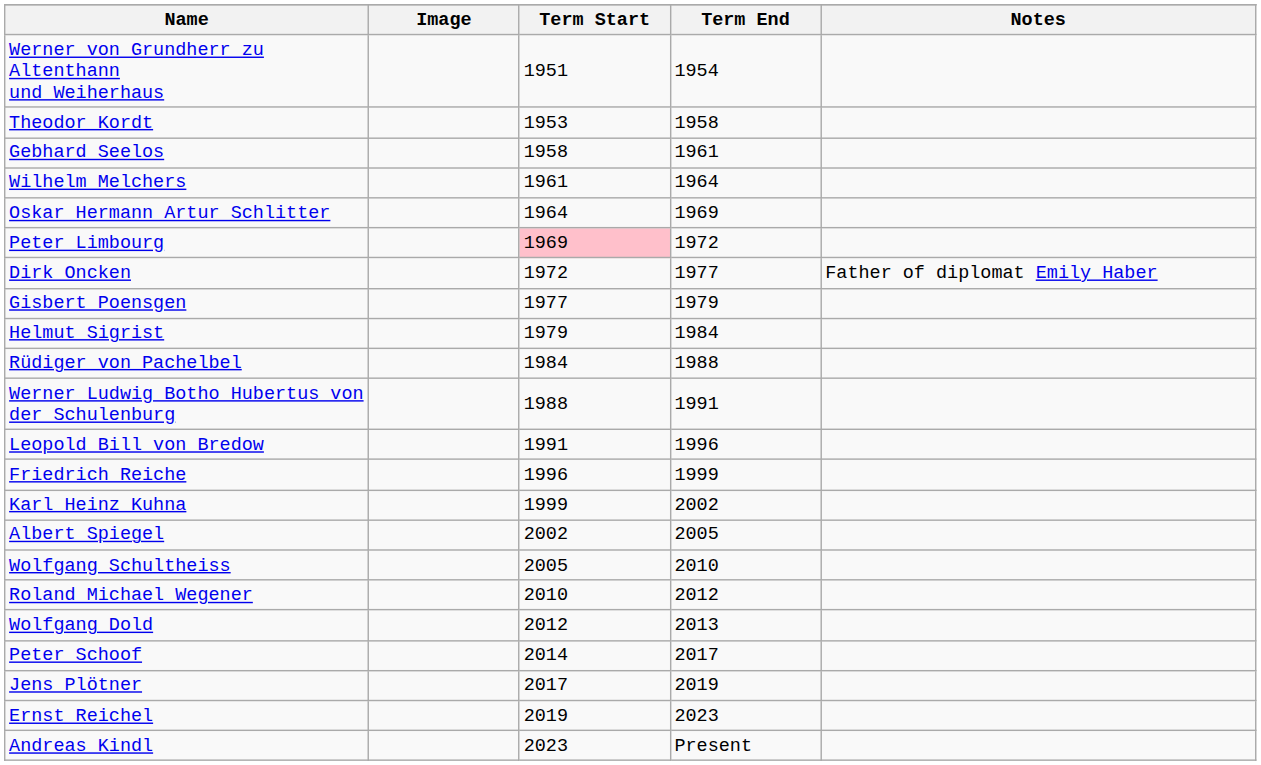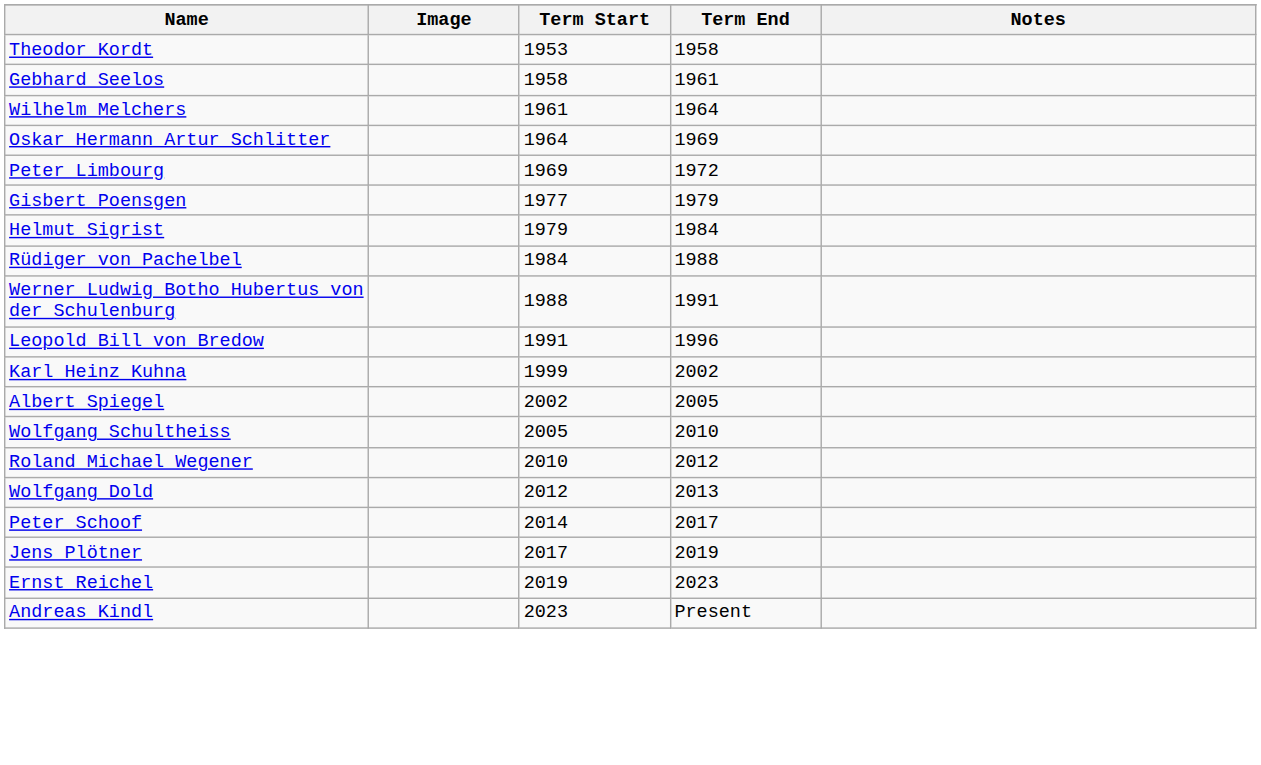- row: (137, 71)
(546, 243) pink background -> (546, 170) no background
- row: (70, 273)
- row: (98, 475)
